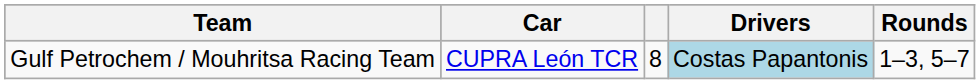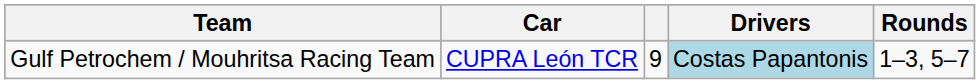(656, 59) 8 -> (656, 59) 9
